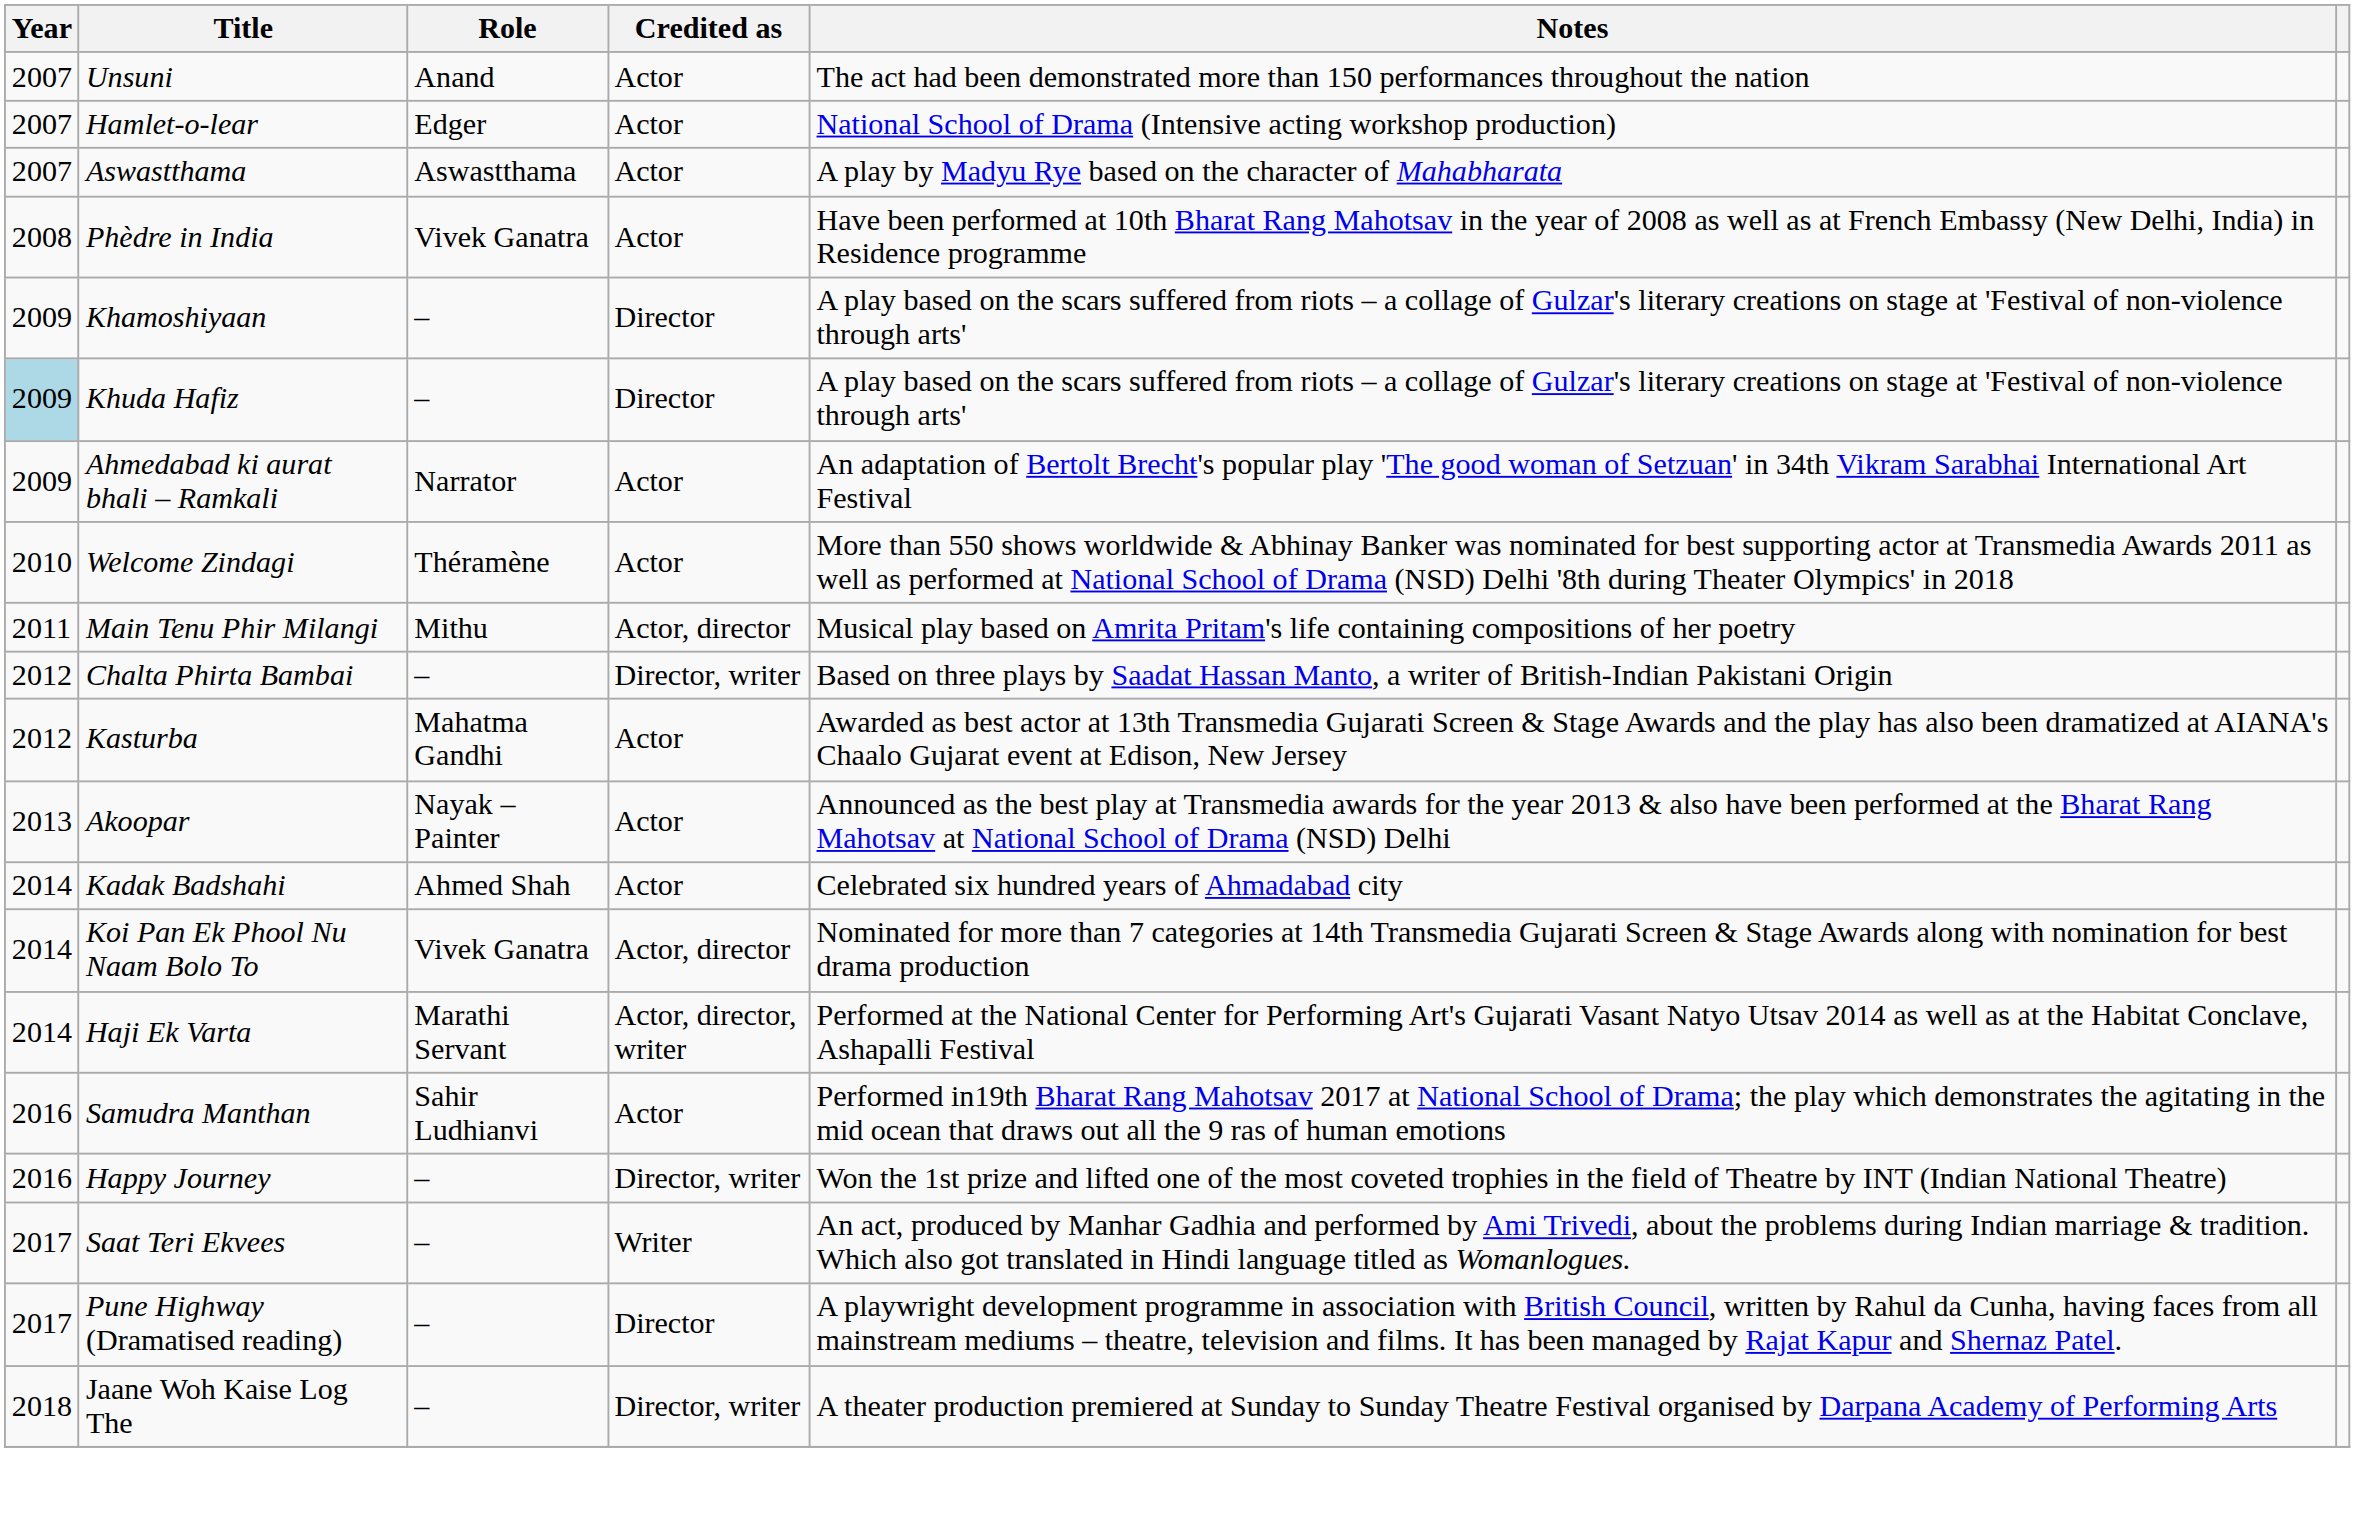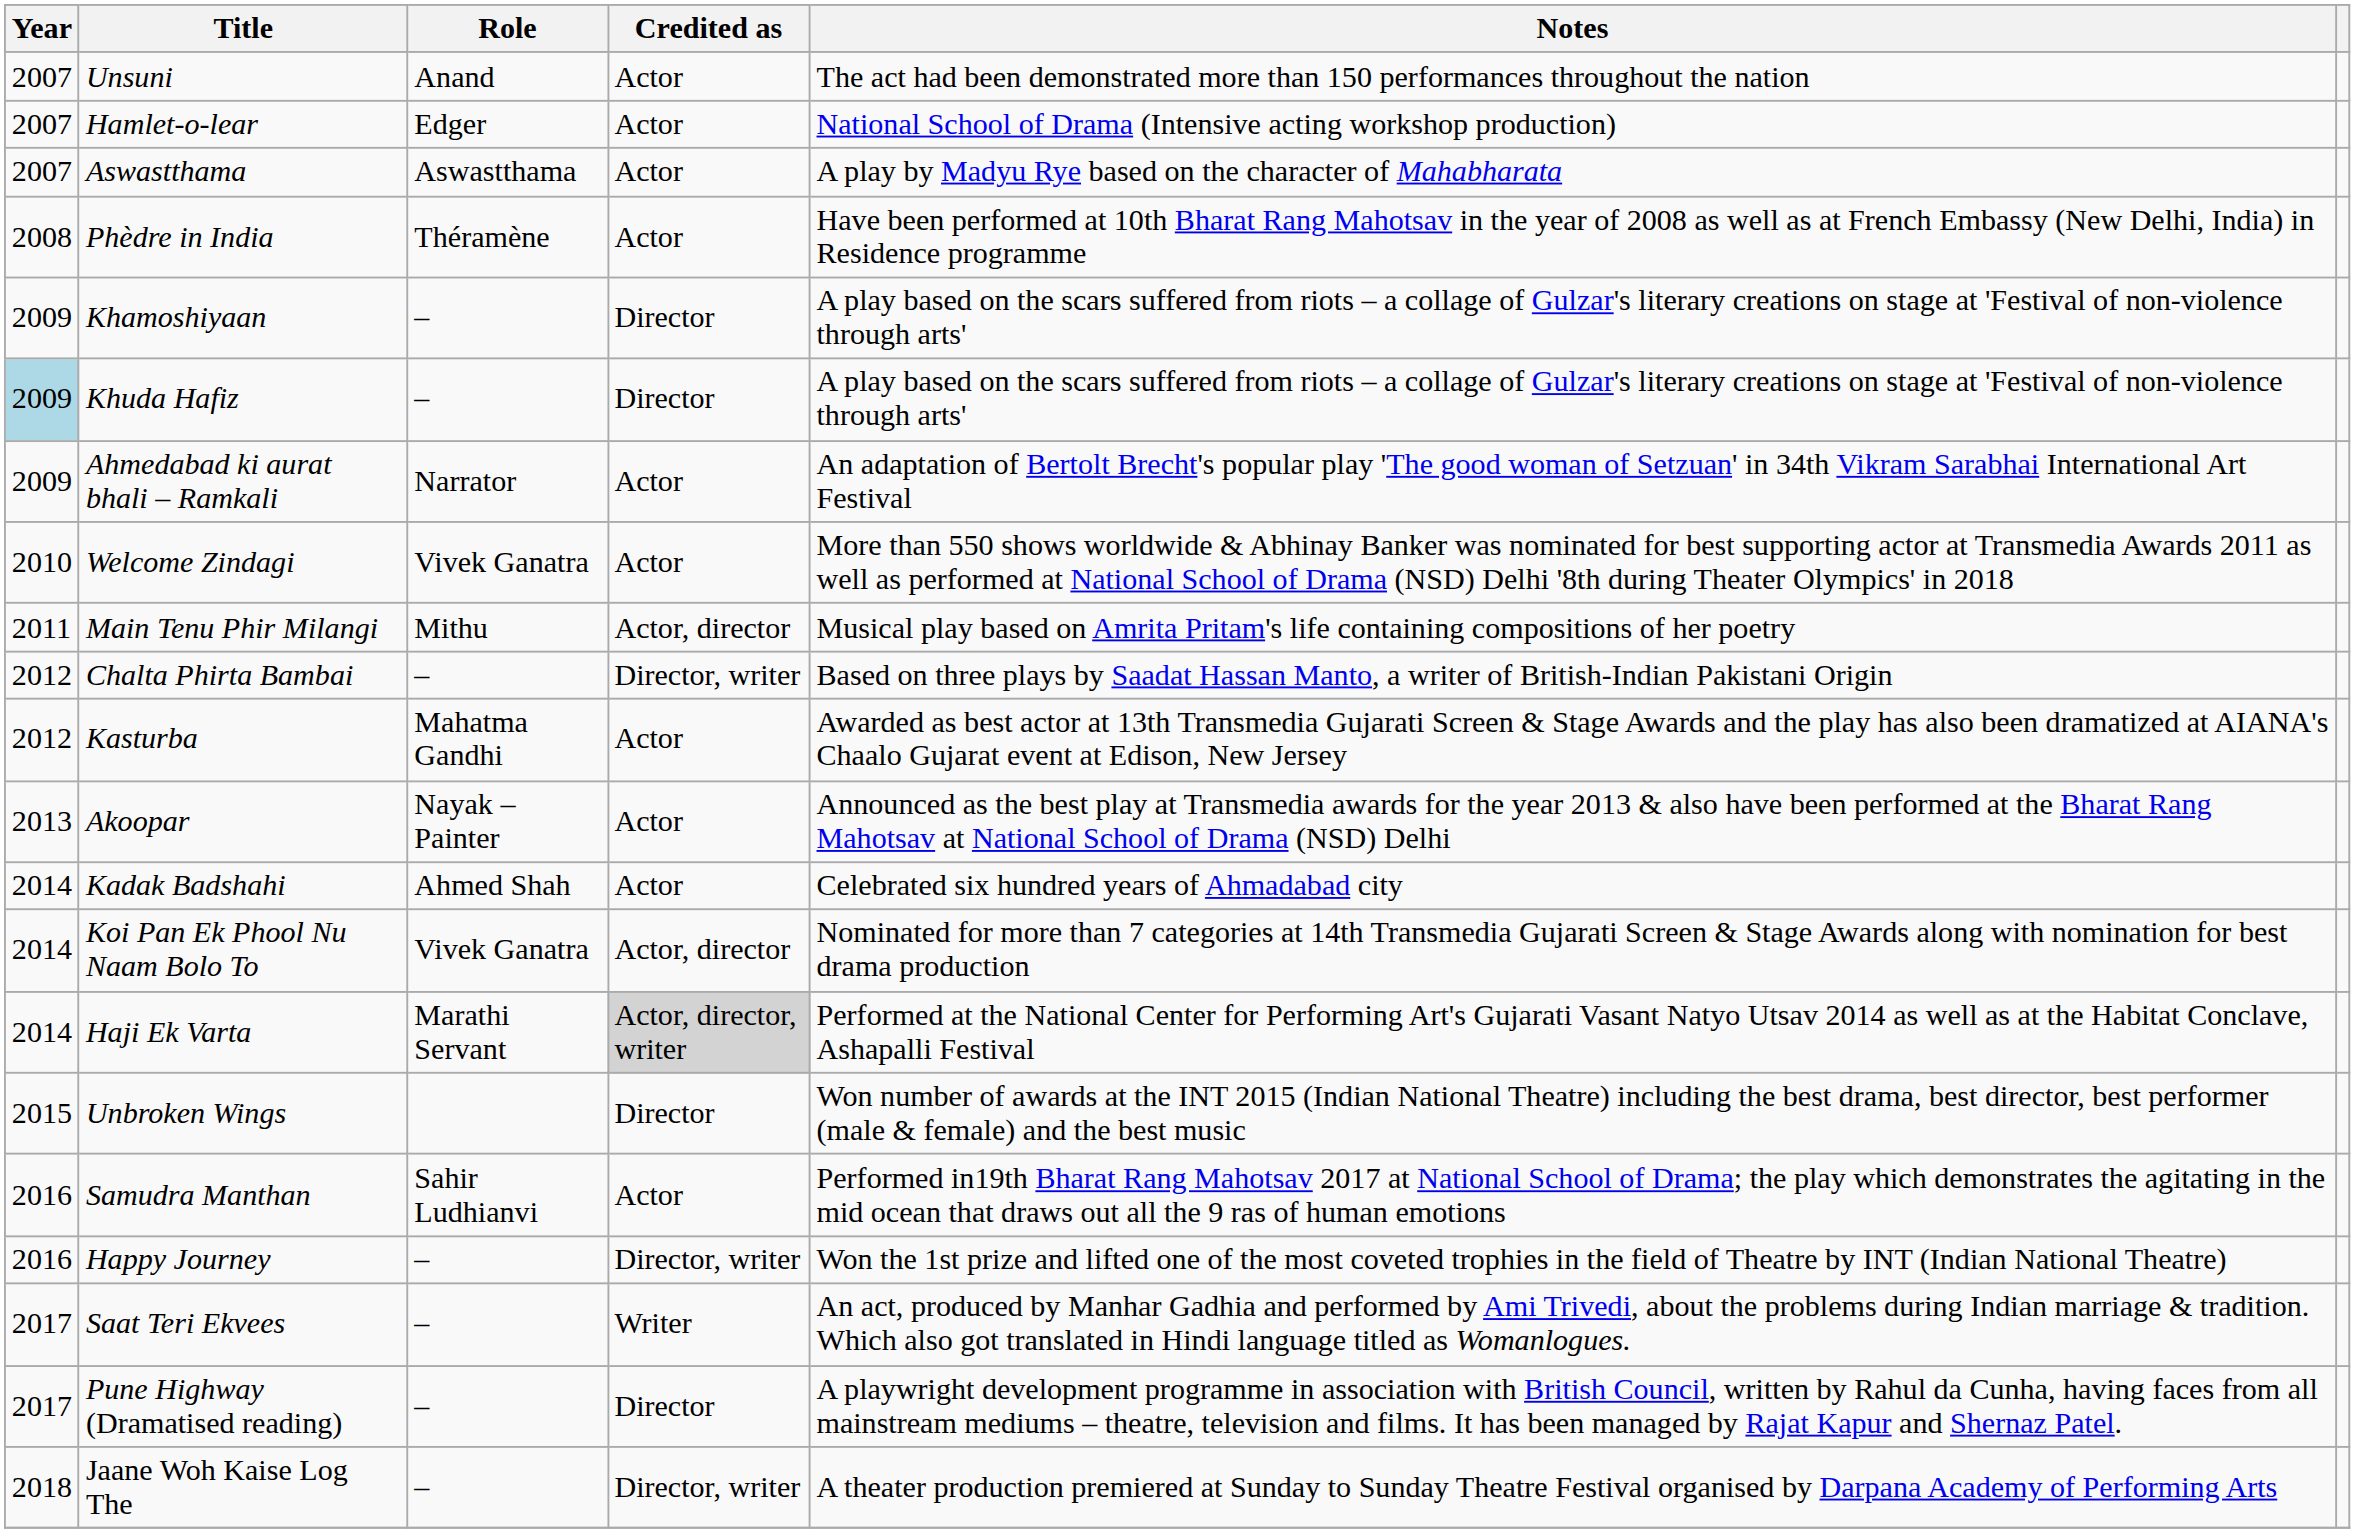(502, 236) Vivek Ganatra -> (482, 236) Théramène
(482, 562) Théramène -> (502, 562) Vivek Ganatra
(706, 1031) no background -> (706, 1031) lightgrey background
+ row: (186, 1113)
